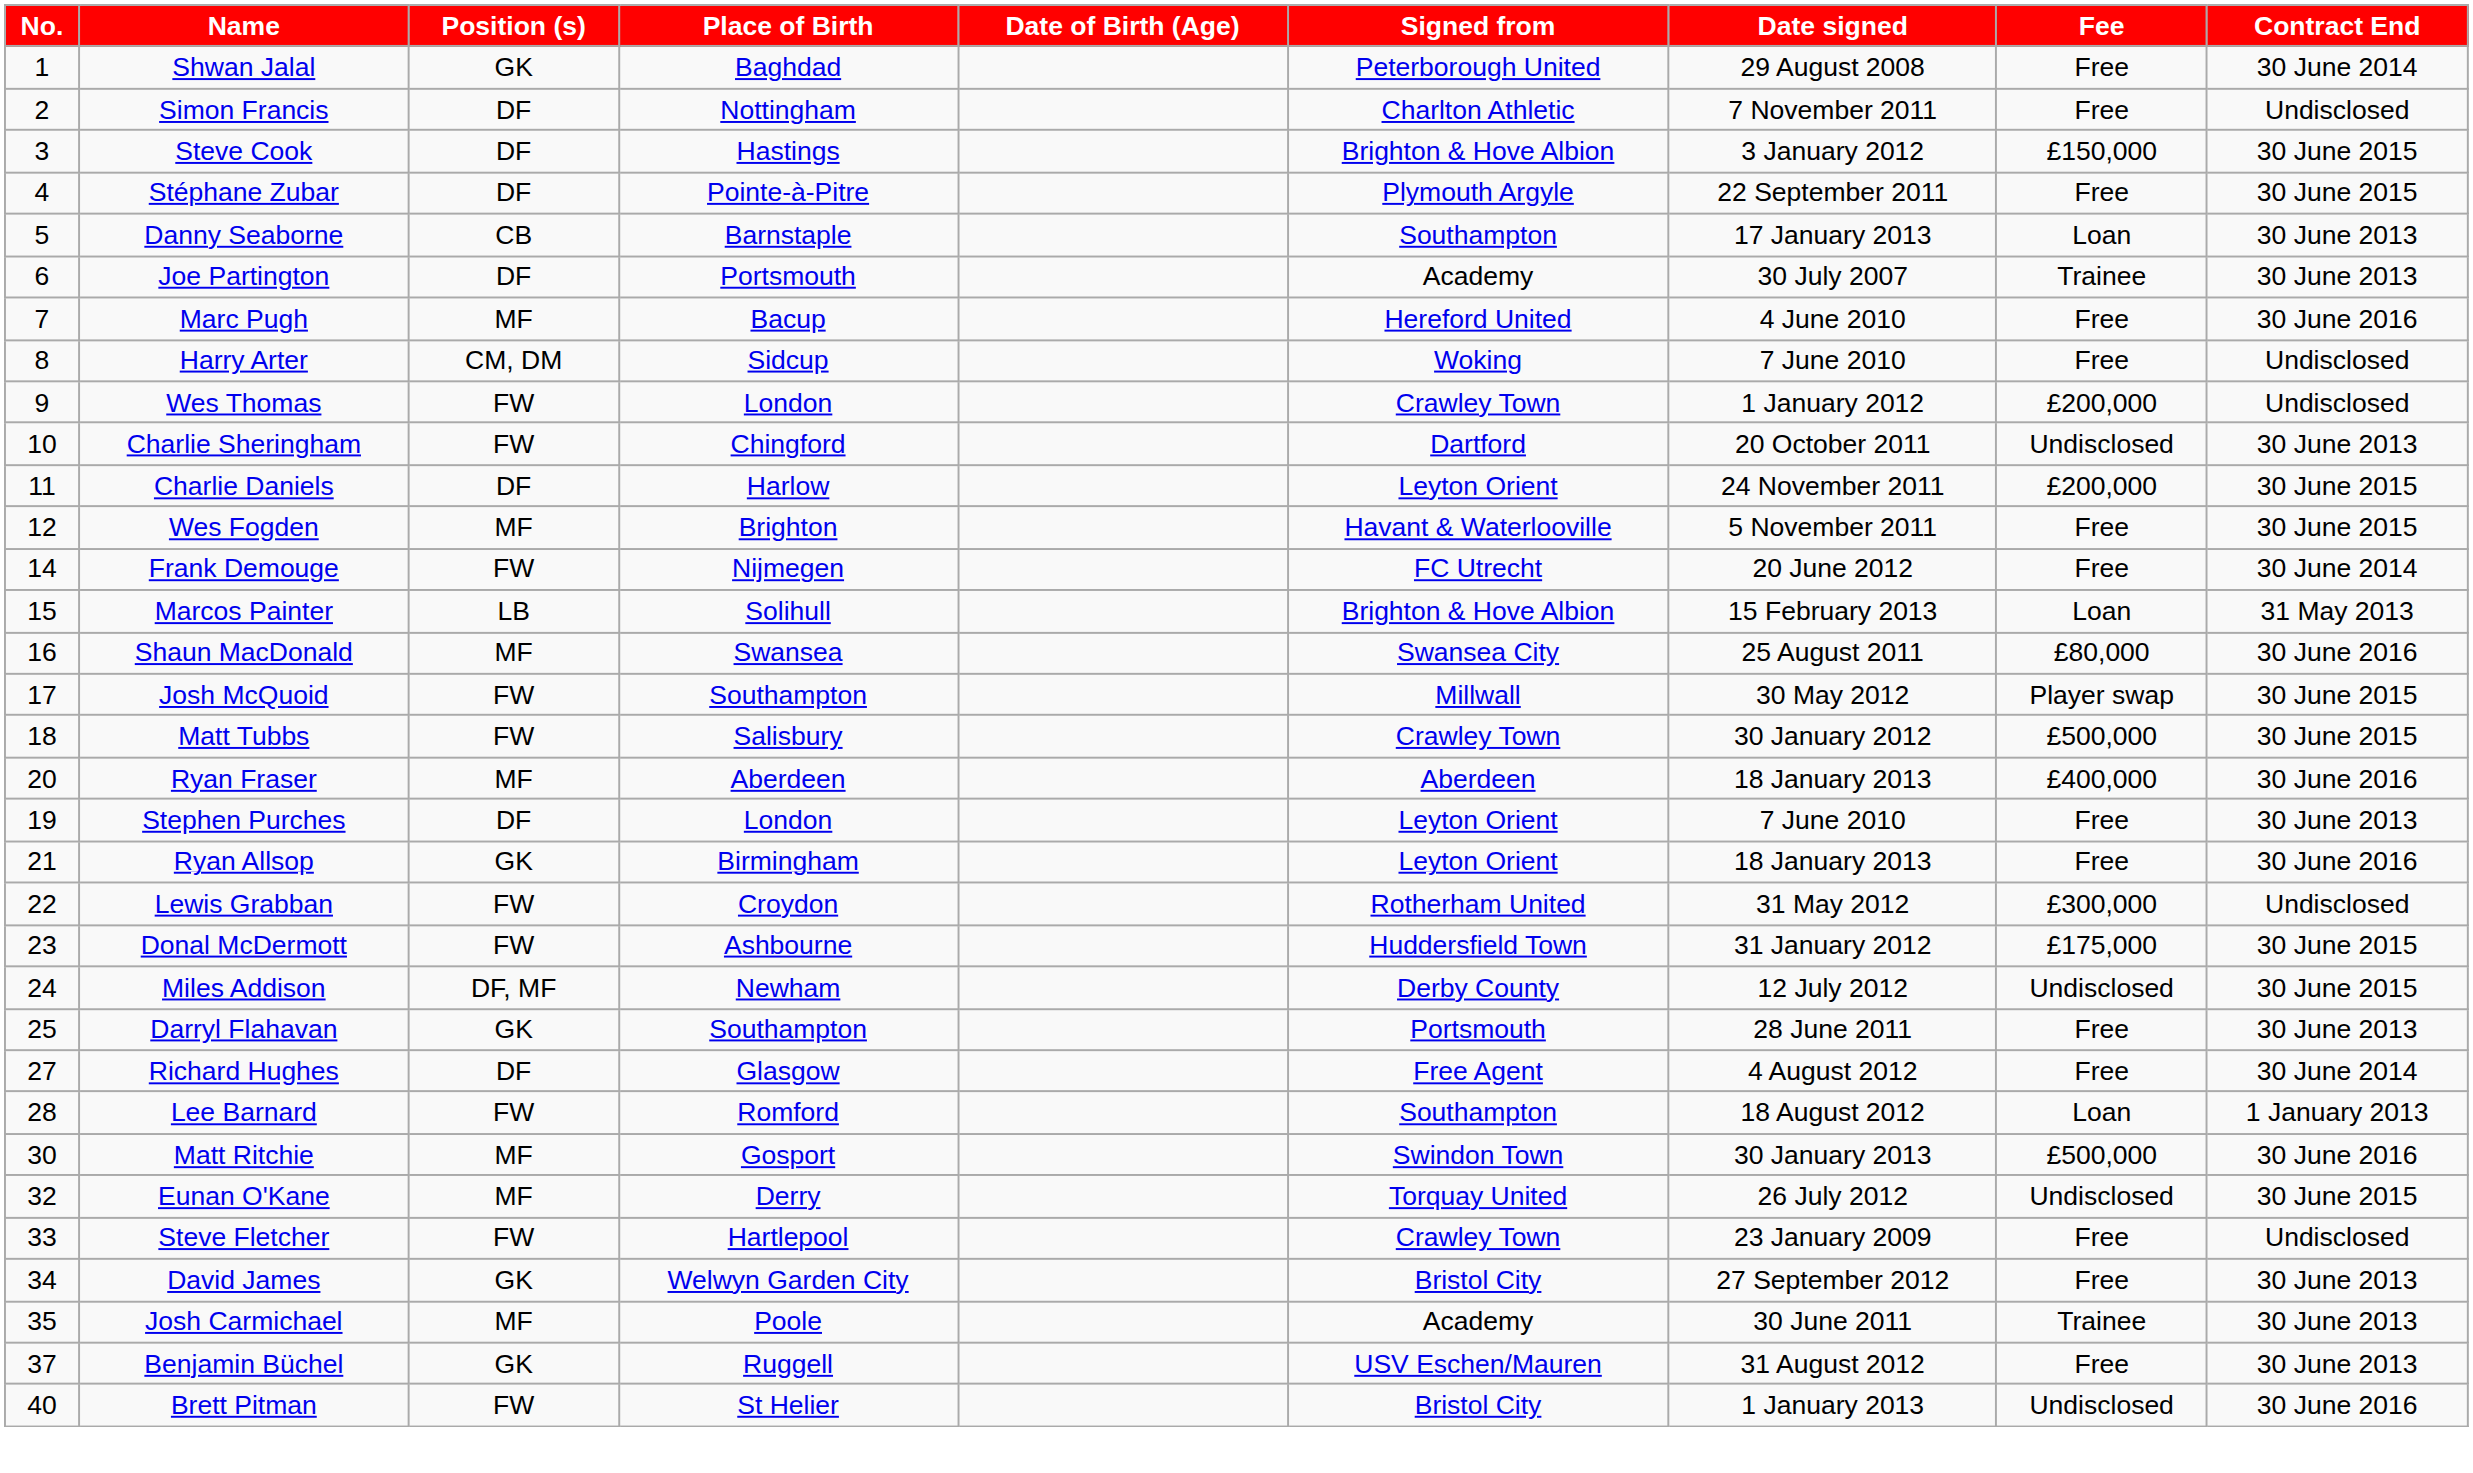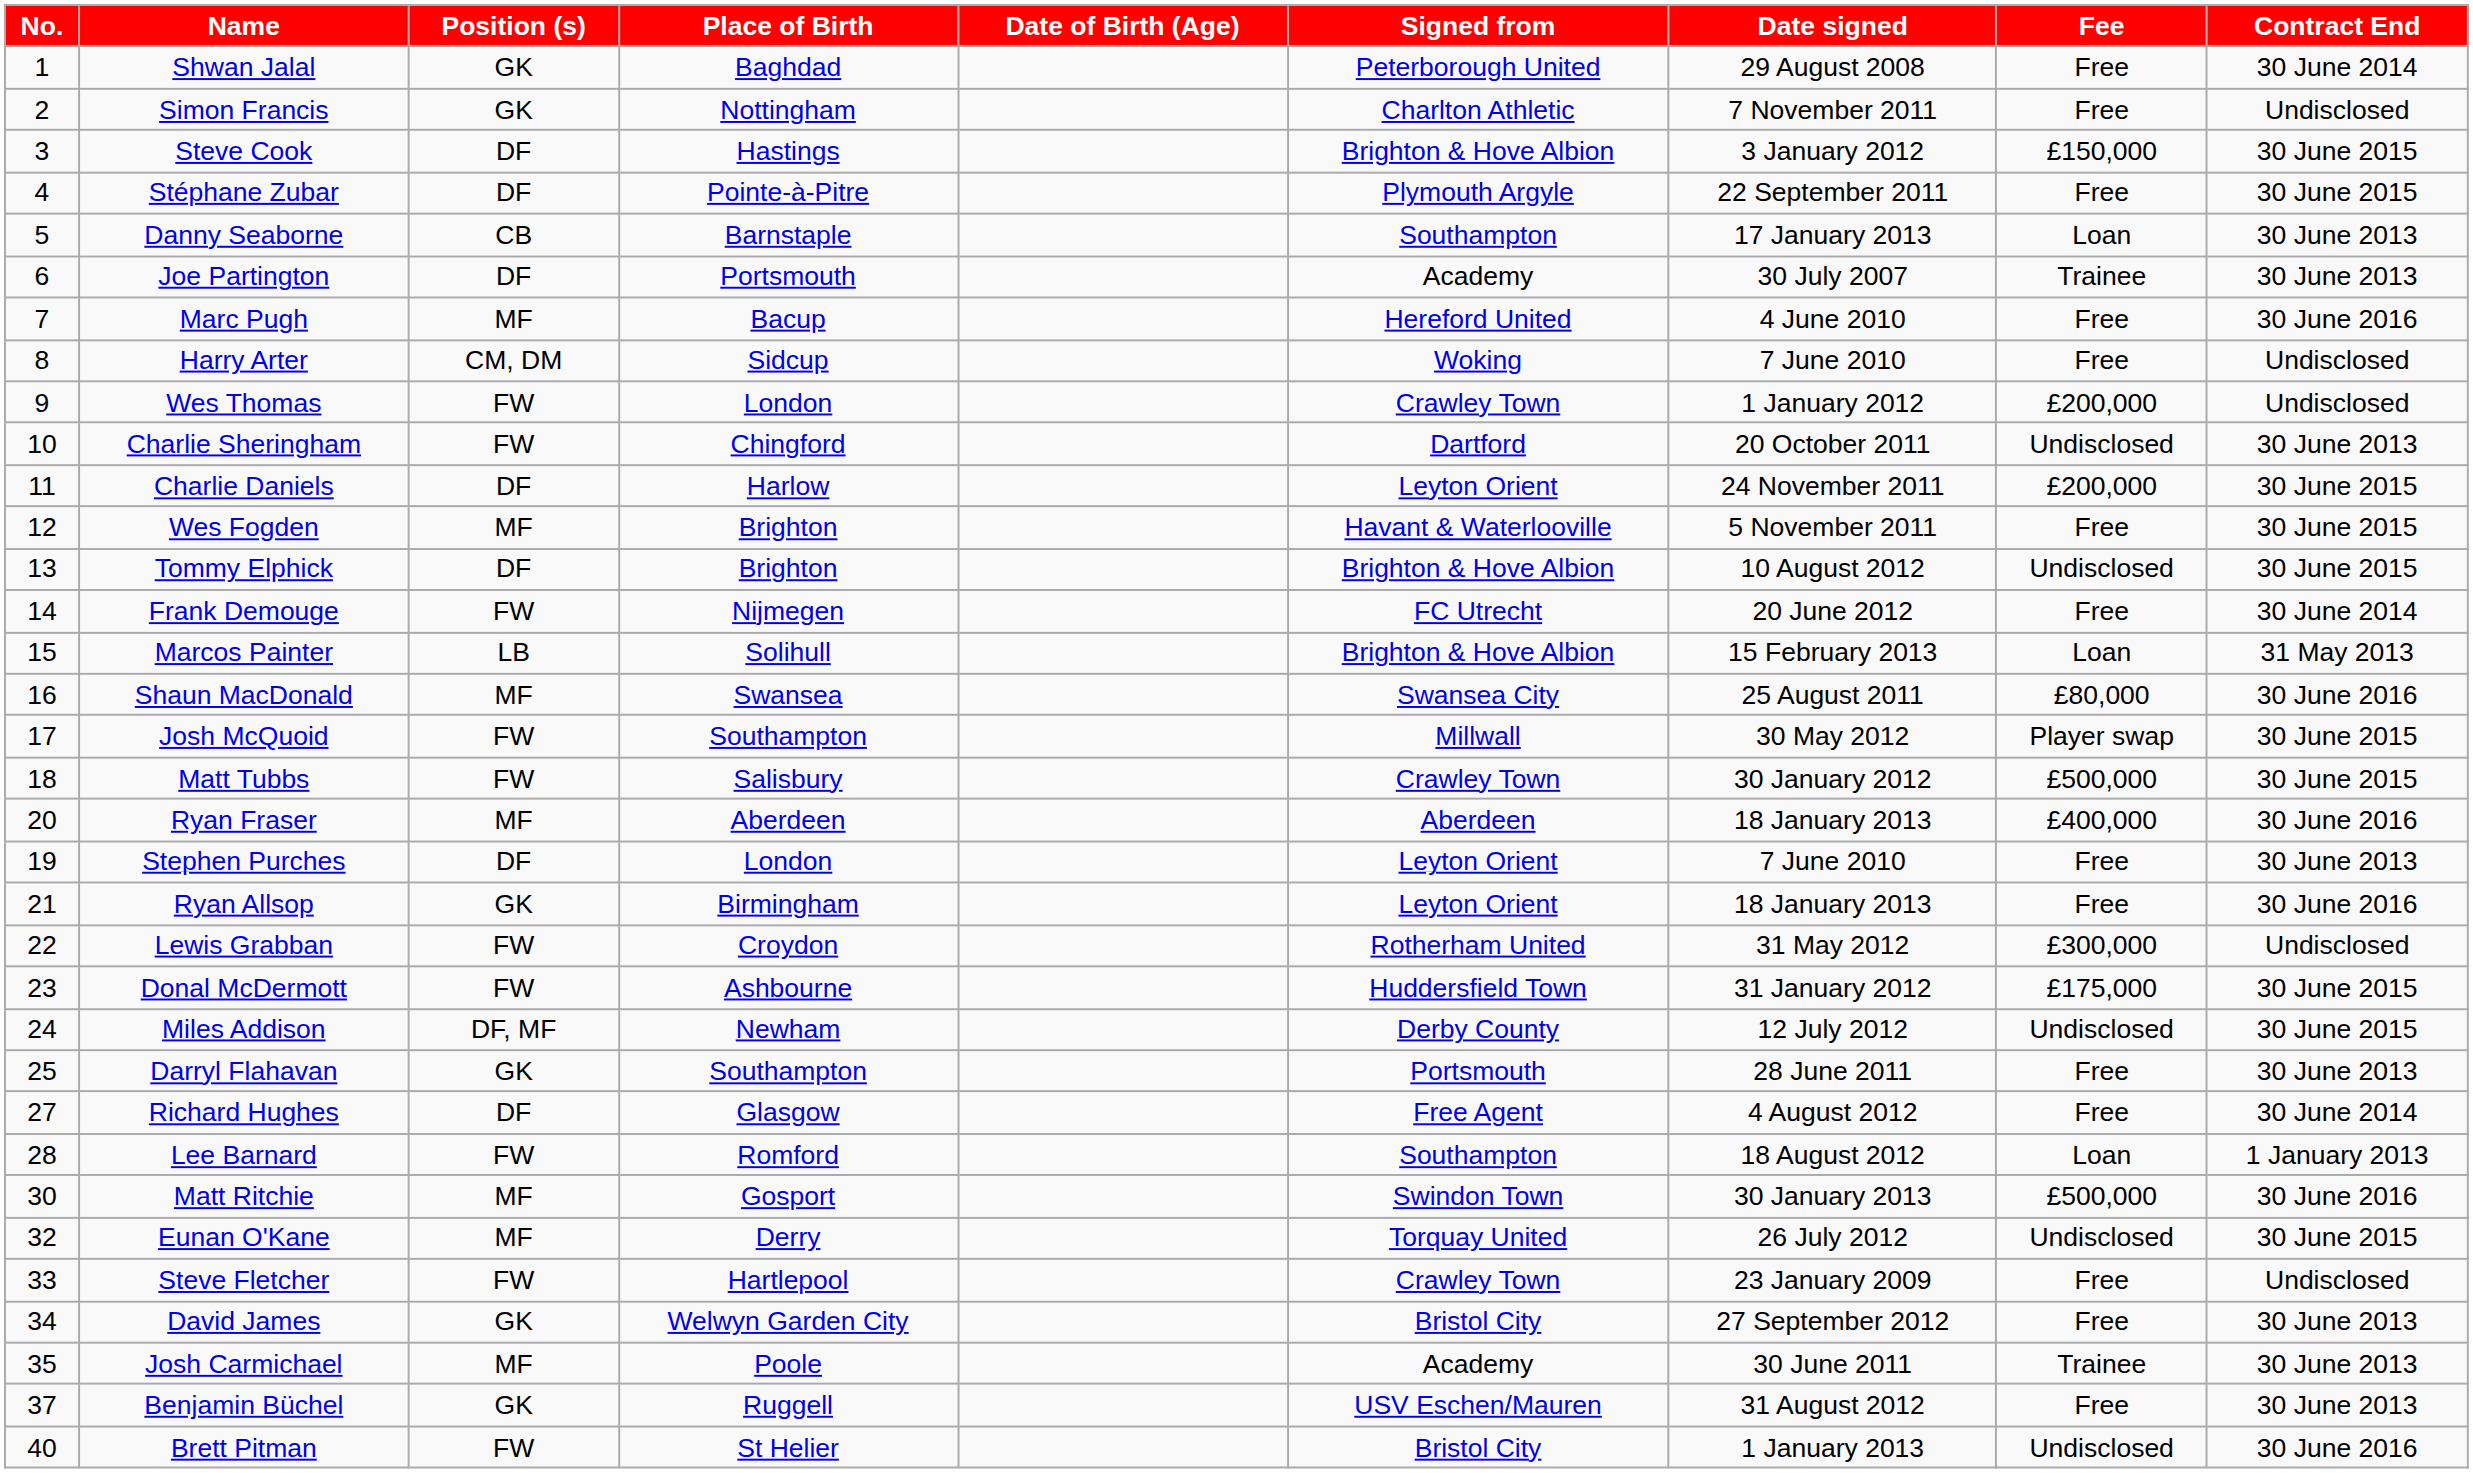(514, 109) DF -> (514, 109) GK
+ row: (244, 569)
